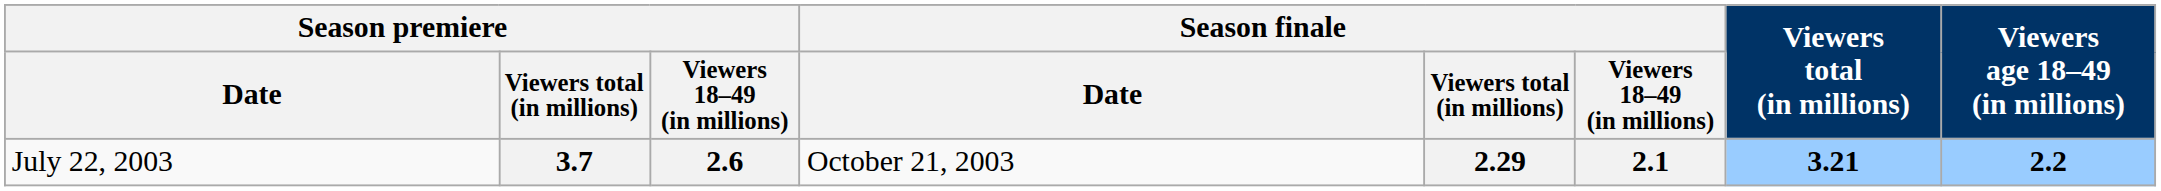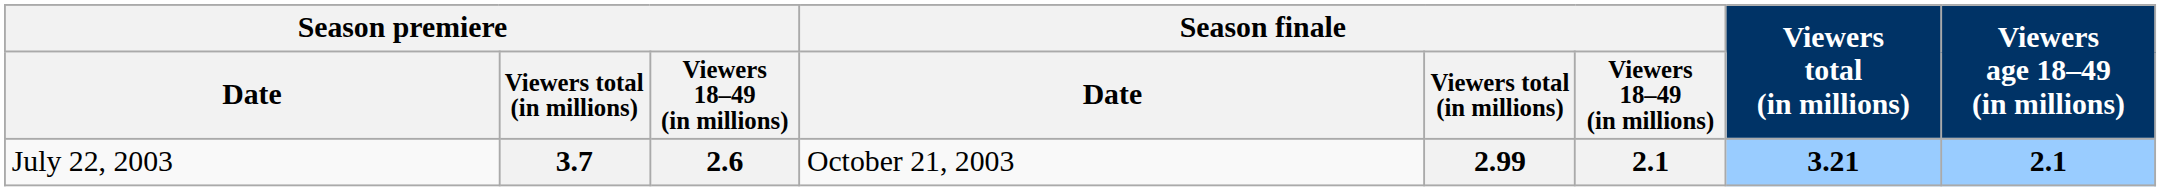(1500, 161) 2.29 -> (1500, 161) 2.99
(2048, 161) 2.2 -> (2048, 161) 2.1
